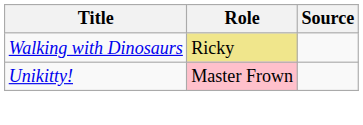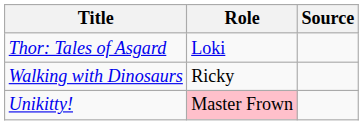+ row: (88, 47)
(213, 47) khaki background -> (213, 76) no background
